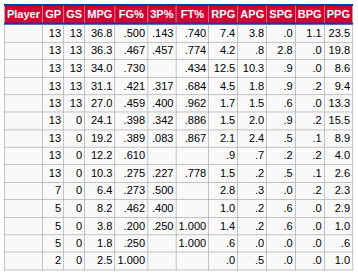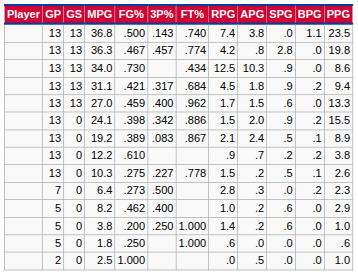(342, 156) 4.0 -> (342, 156) 3.8
